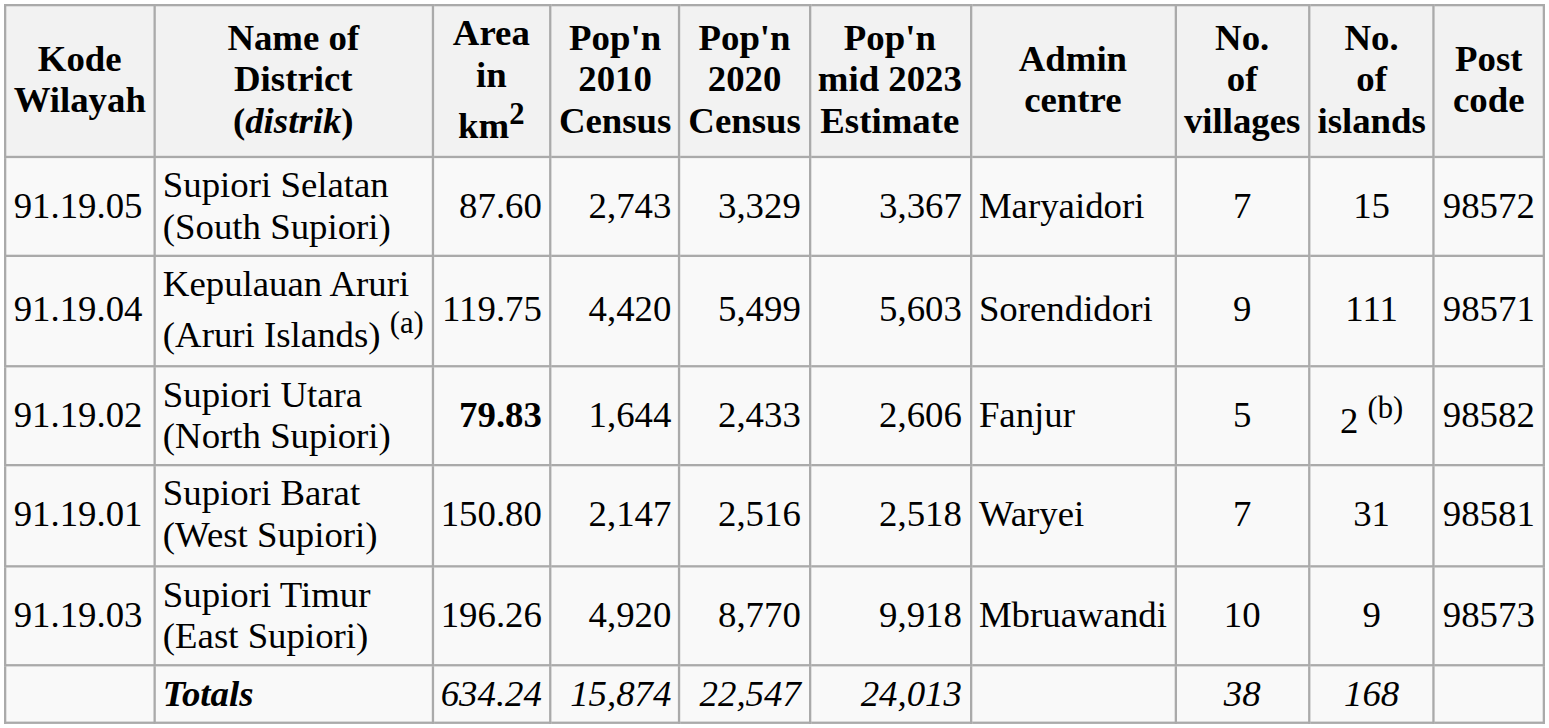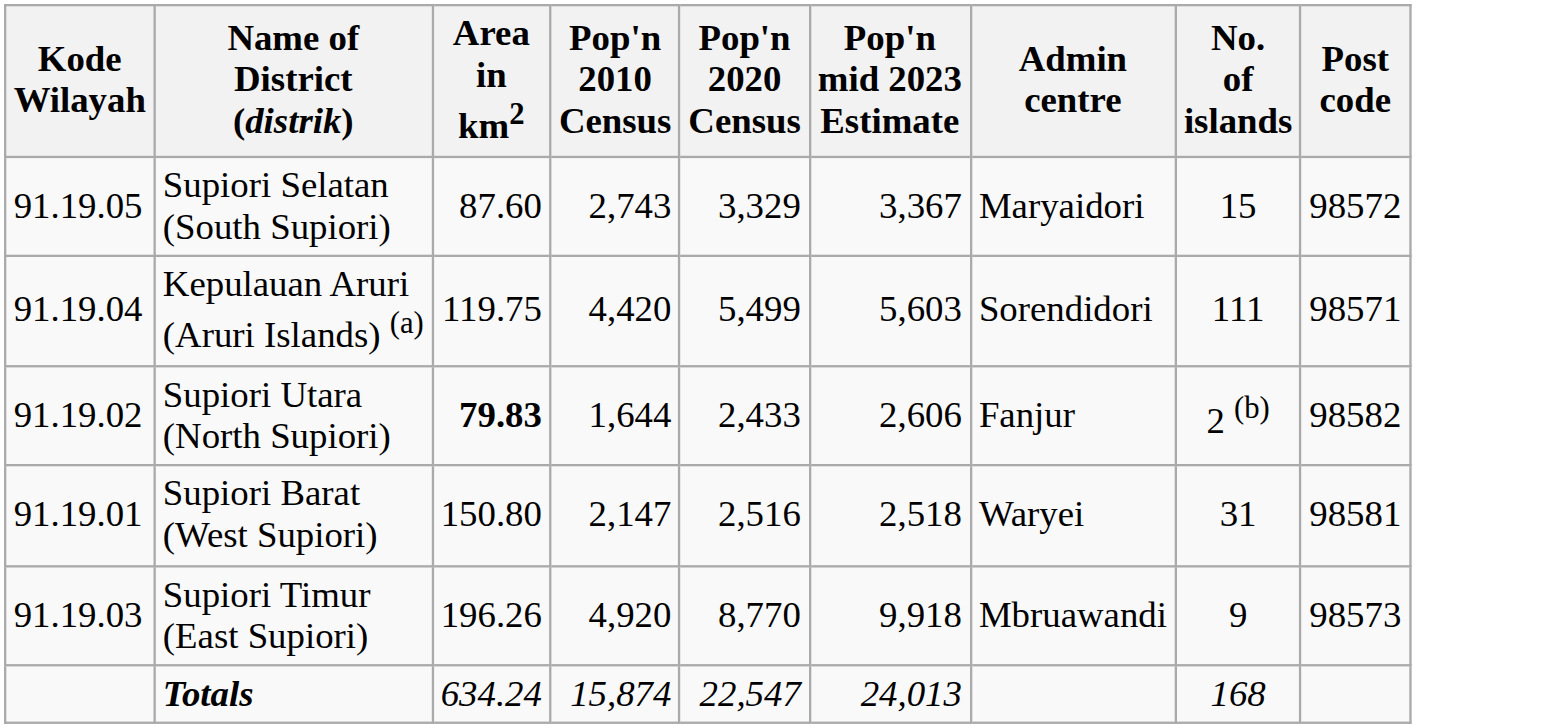- column: (1242, 80)
